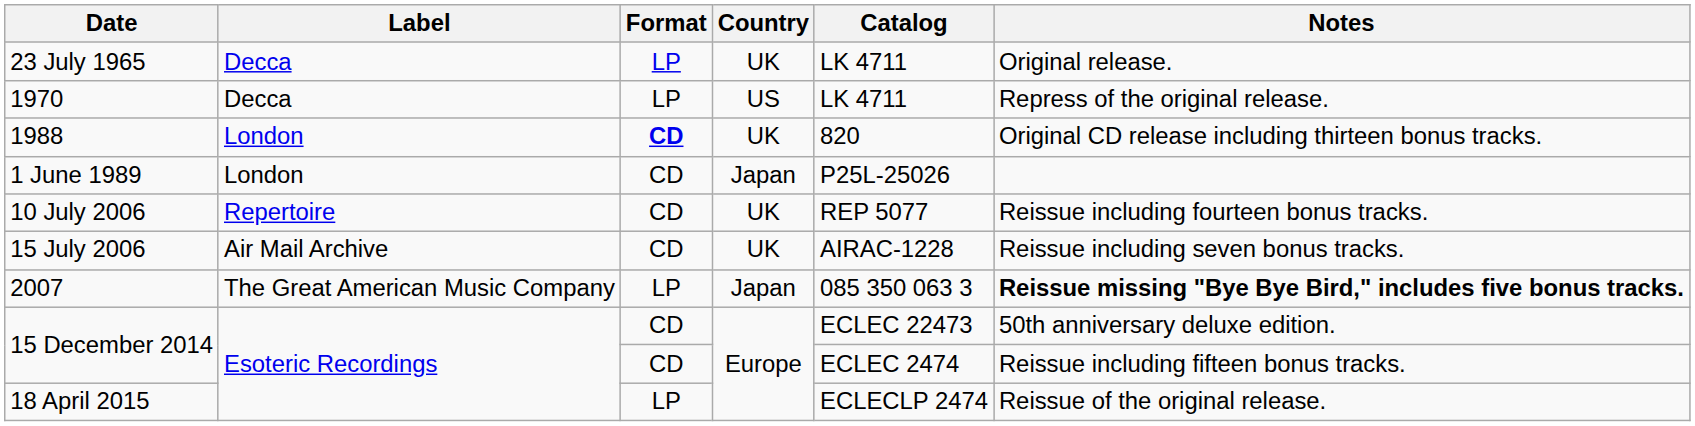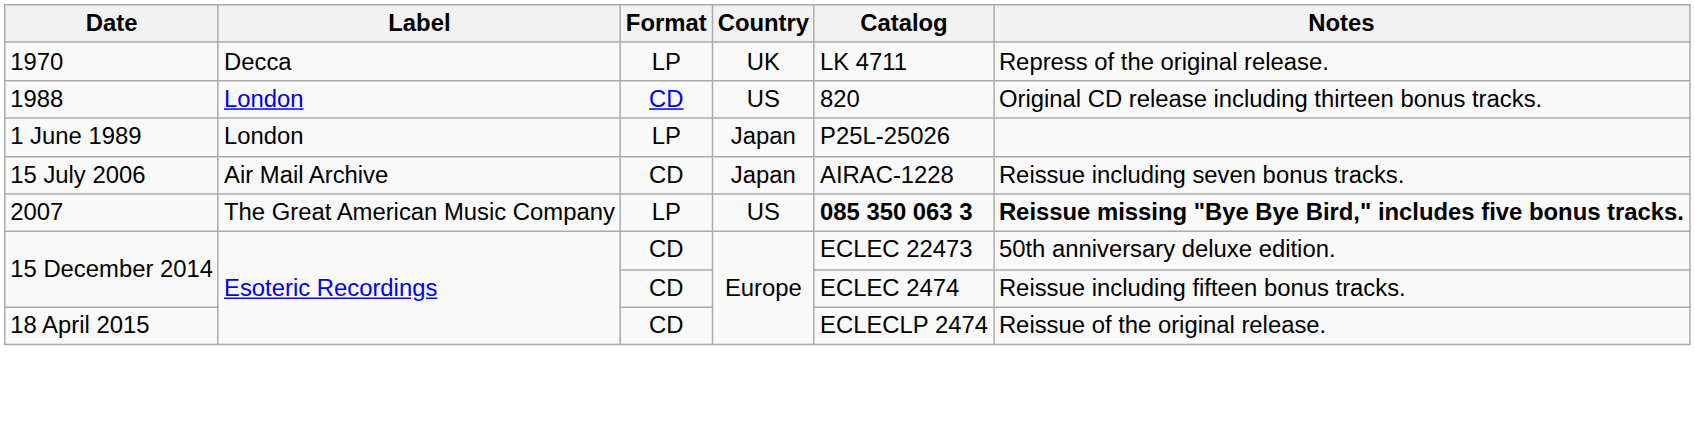- row: (78, 61)
(763, 99) US -> (763, 61) UK
(666, 136) bold -> (666, 99) normal
(763, 136) UK -> (763, 99) US
(666, 174) CD -> (666, 136) LP
- row: (78, 212)
(763, 250) UK -> (763, 174) Japan
(763, 288) Japan -> (763, 212) US
(896, 288) normal -> (896, 212) bold
(666, 401) LP -> (666, 325) CD
